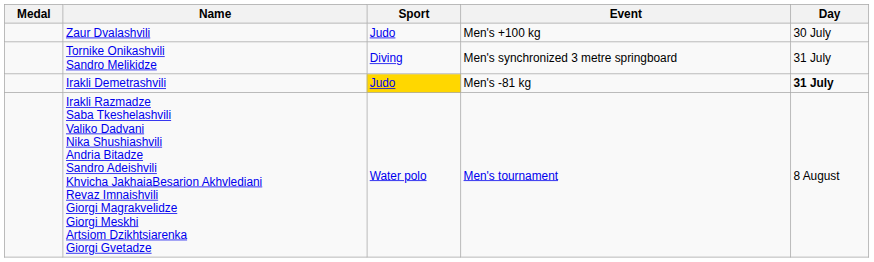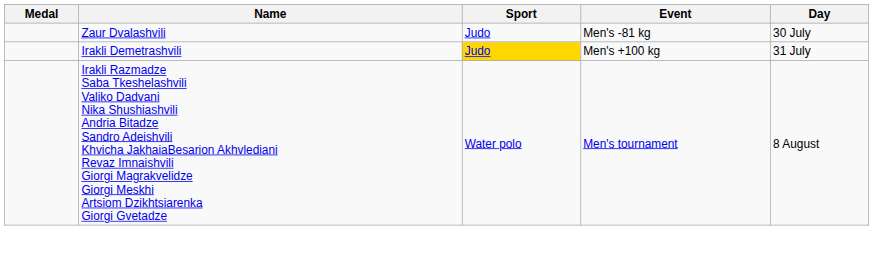(502, 33) Men's +100 kg -> (617, 33) Men's -81 kg
- row: (115, 58)
(497, 84) Men's -81 kg -> (622, 51) Men's +100 kg
(814, 84) bold -> (792, 51) normal
